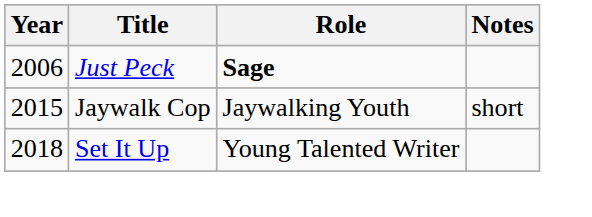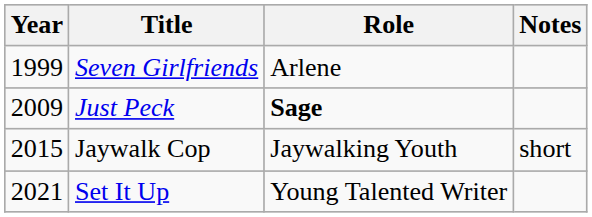+ row: (167, 66)
(37, 66) 2006 -> (37, 107) 2009
(37, 149) 2018 -> (37, 190) 2021
